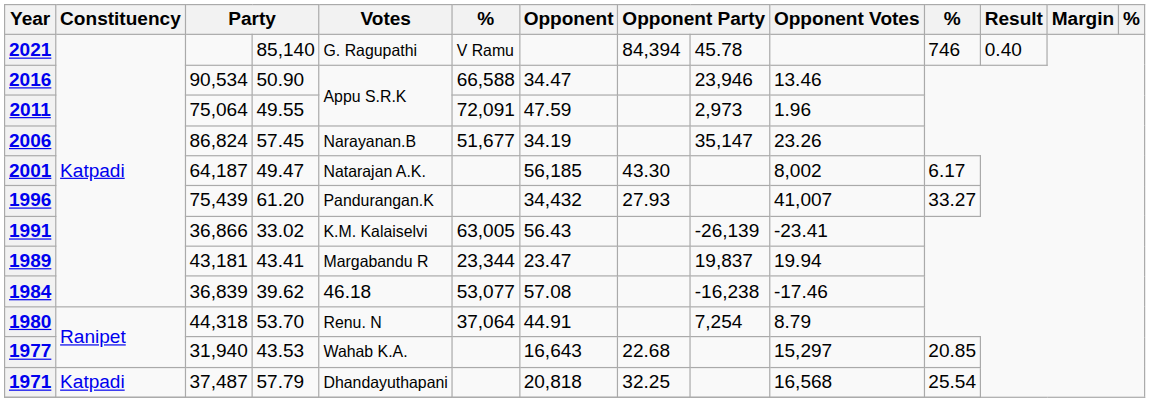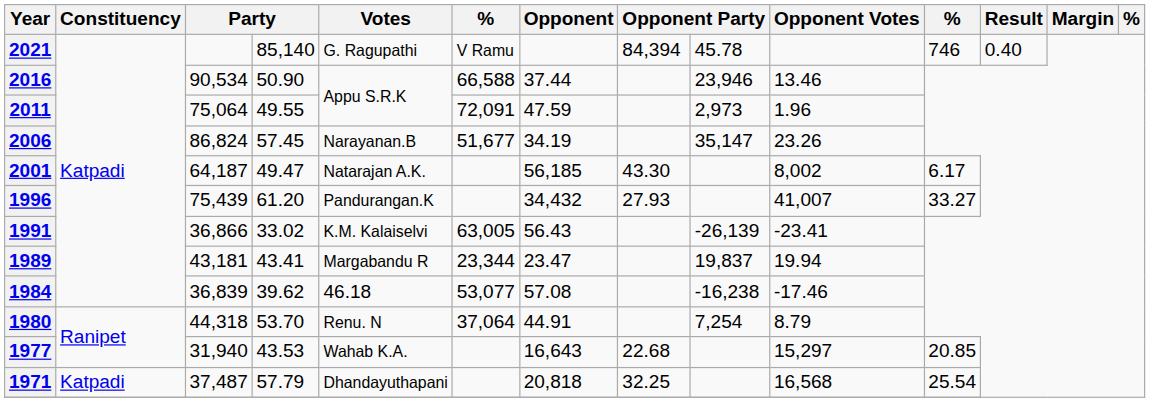(547, 79) 34.47 -> (547, 79) 37.44
